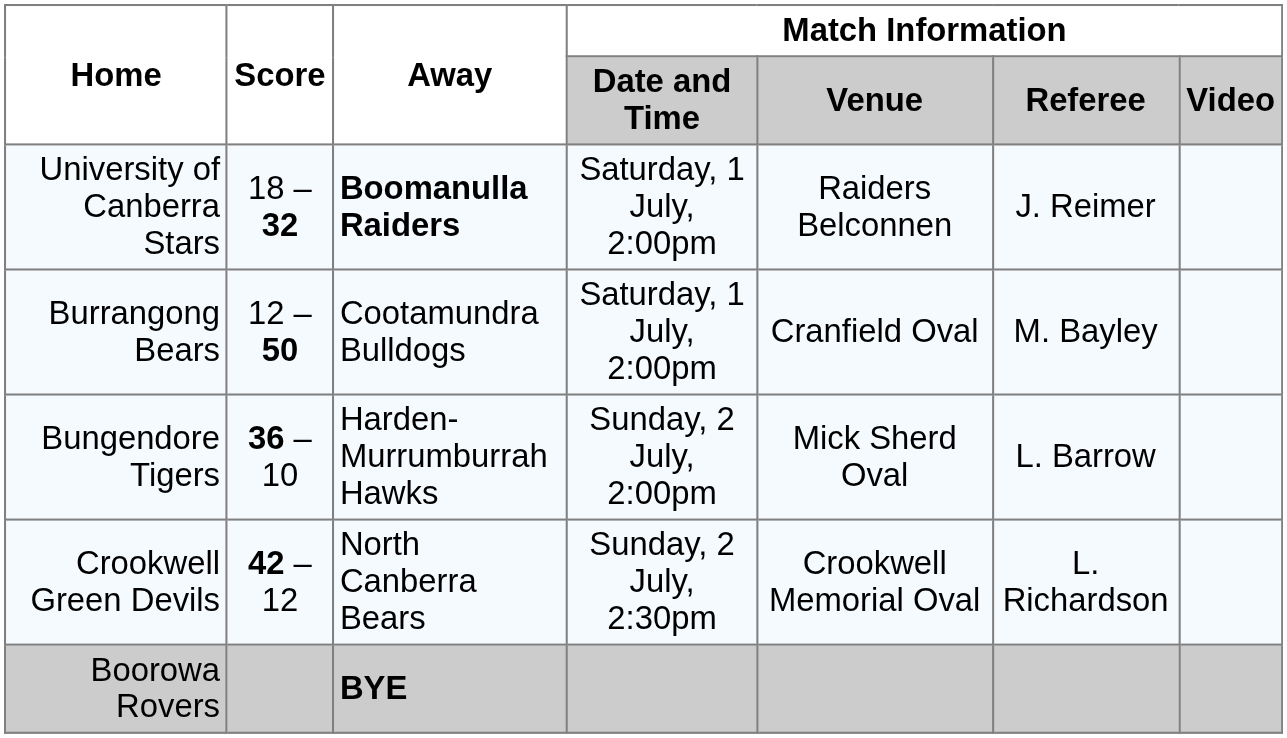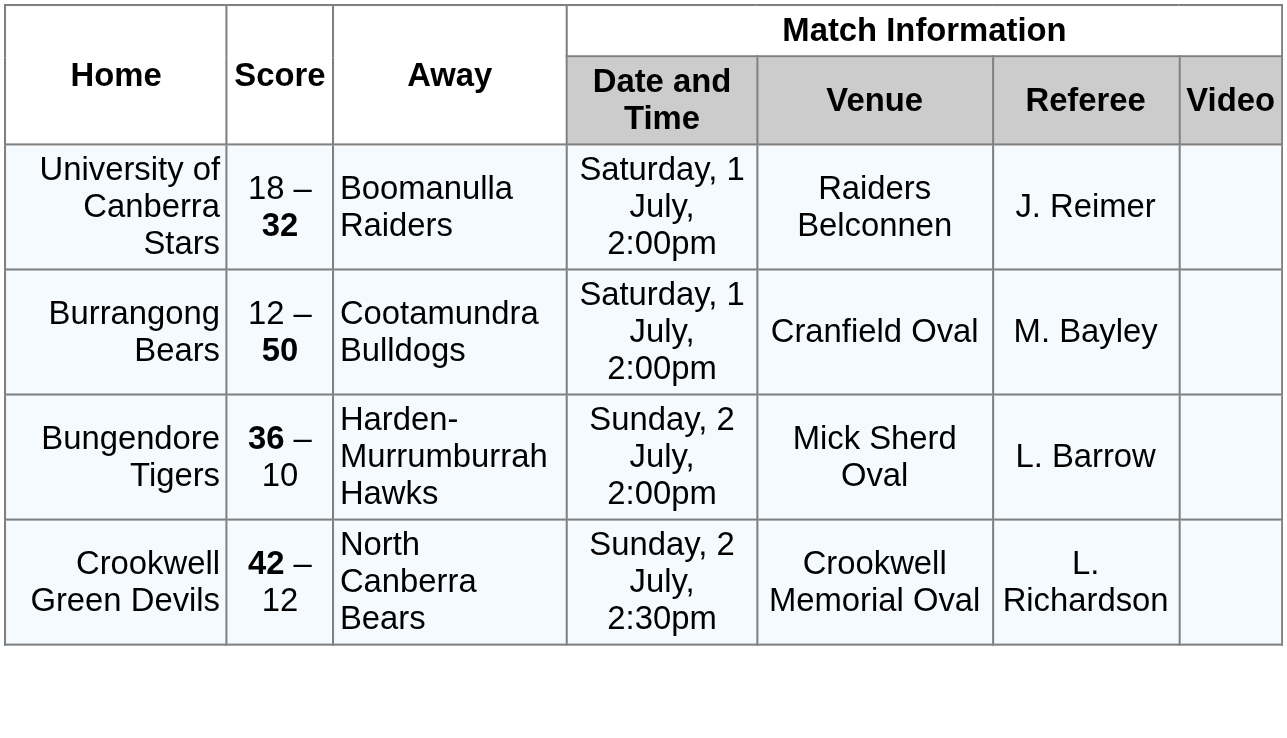(434, 206) bold -> (426, 206) normal
- row: (155, 688)
